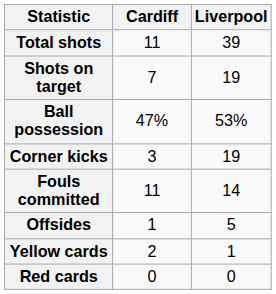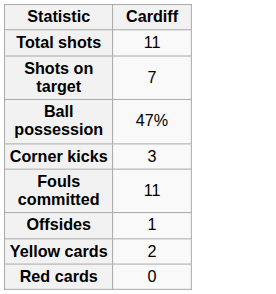- column: (231, 17)
